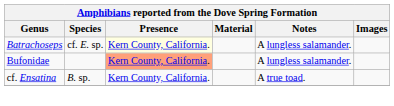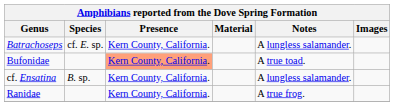(159, 45) lightyellow background -> (159, 45) no background
(304, 61) A lungless salamander. -> (281, 61) A true toad.
(281, 77) A true toad. -> (304, 77) A lungless salamander.
+ row: (23, 93)
